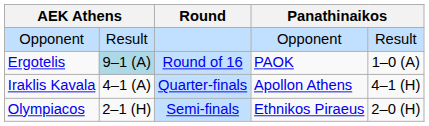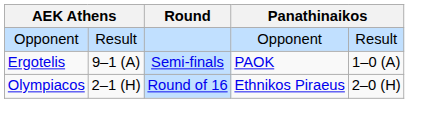(127, 62) lightblue background -> (116, 62) no background
(203, 62) Round of 16 -> (188, 62) Semi-finals
- row: (52, 86)
(203, 109) Semi-finals -> (188, 86) Round of 16
